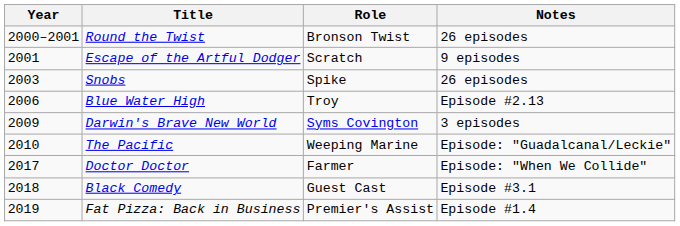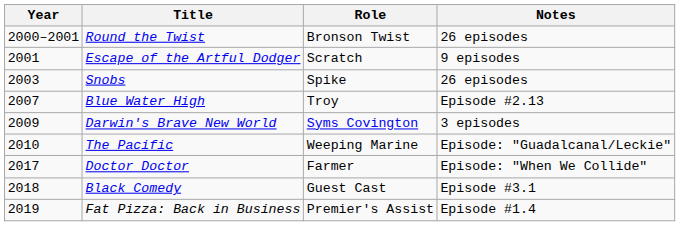(24, 102) 2006 -> (24, 102) 2007
